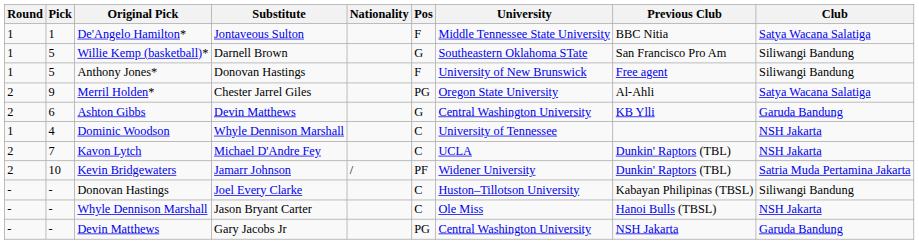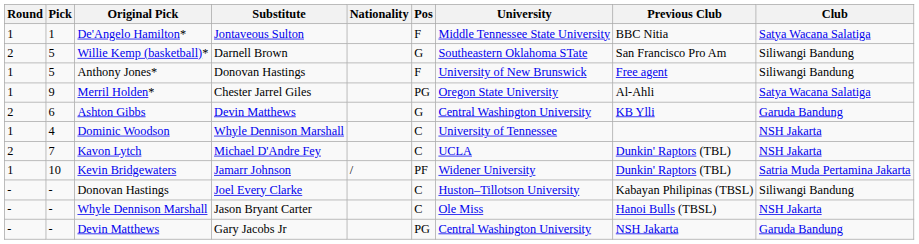(10, 53) 1 -> (10, 53) 2
(10, 92) 2 -> (10, 92) 1
(10, 170) 2 -> (10, 170) 1
